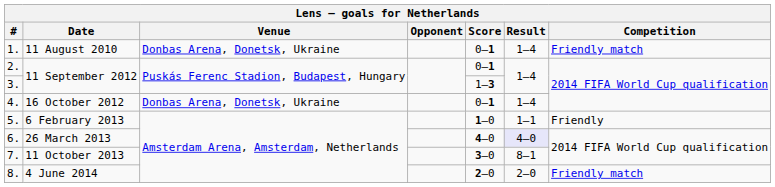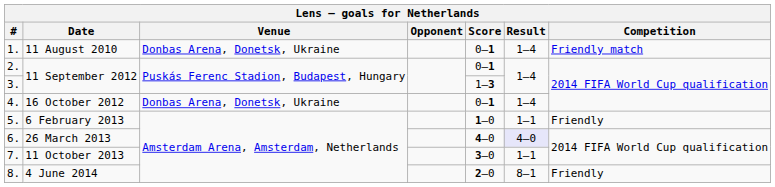(526, 156) 8–1 -> (526, 156) 1–1
(526, 173) 2–0 -> (526, 173) 8–1
(597, 173) Friendly match -> (577, 173) Friendly
